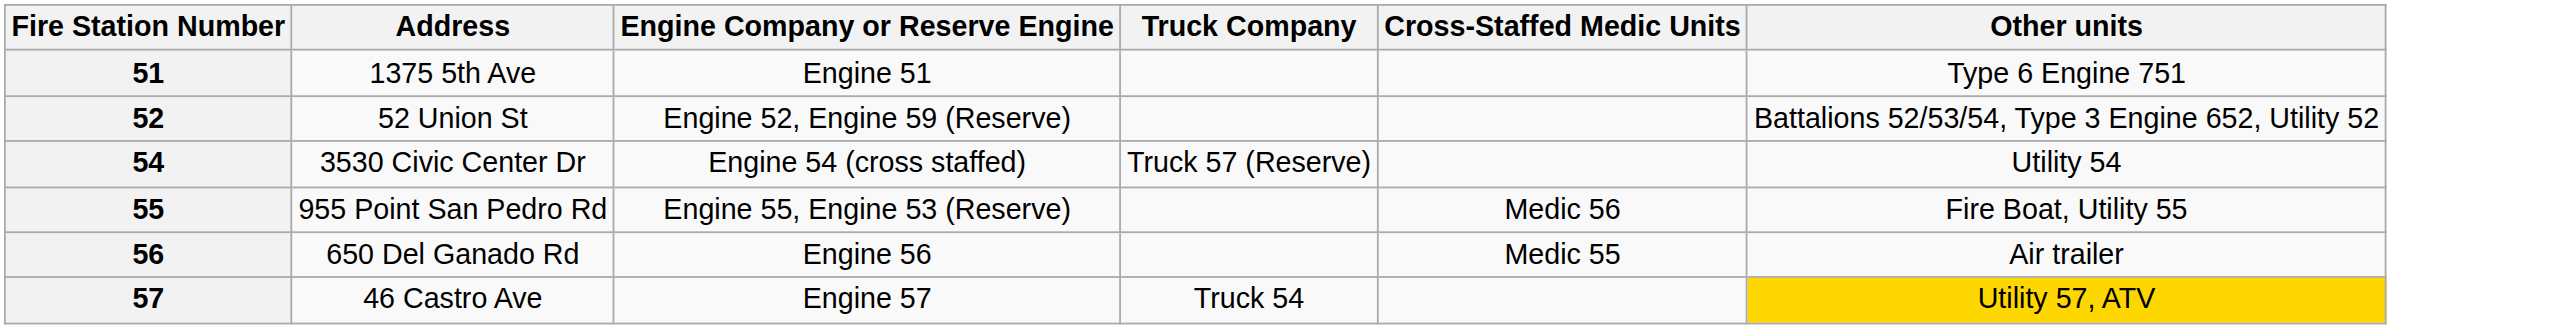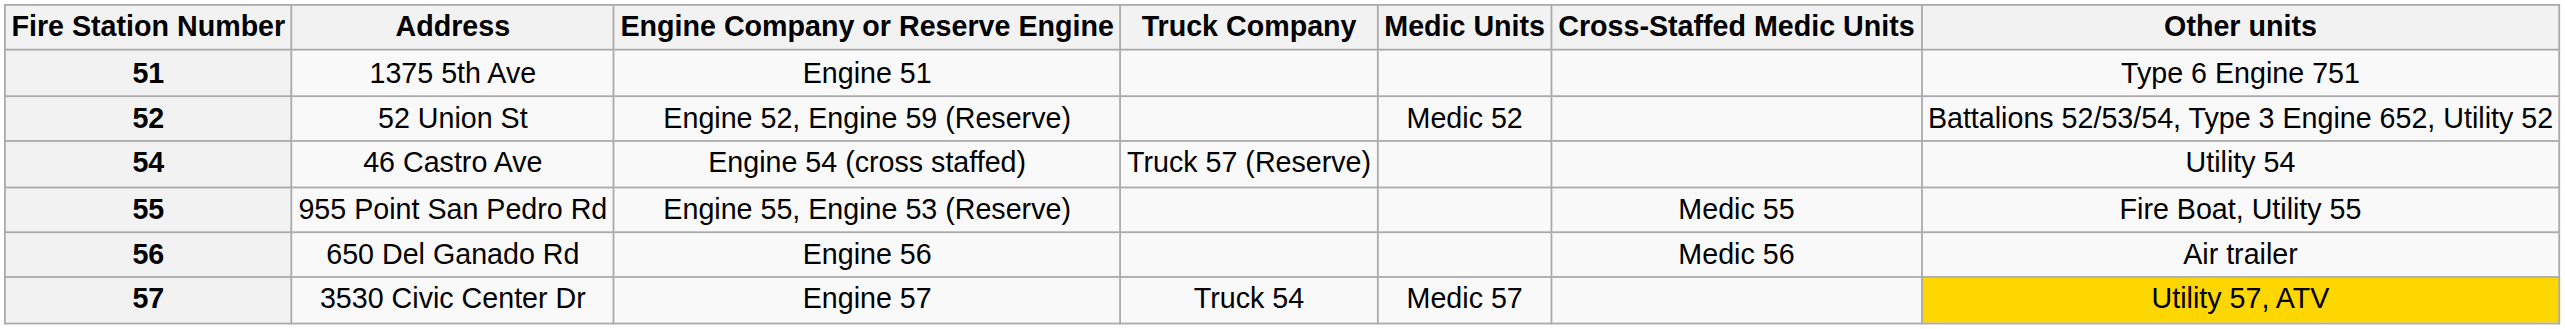+ column: (1465, 27)
(453, 163) 3530 Civic Center Dr -> (453, 163) 46 Castro Ave
(1563, 208) Medic 56 -> (1736, 208) Medic 55
(1563, 254) Medic 55 -> (1736, 254) Medic 56
(453, 299) 46 Castro Ave -> (453, 299) 3530 Civic Center Dr
